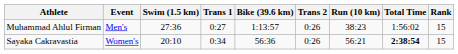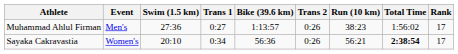(441, 27) 15 -> (441, 27) 17
(441, 42) 15 -> (441, 42) 17
